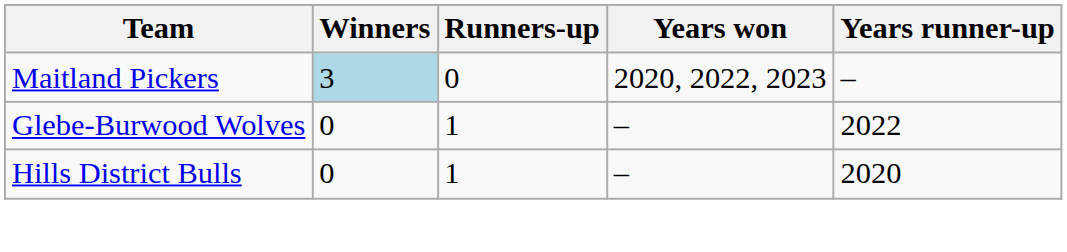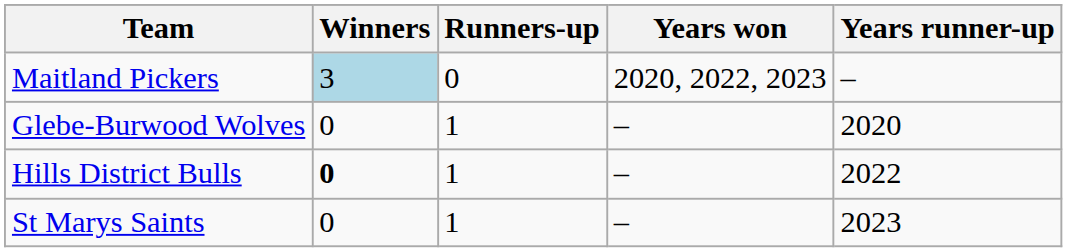(871, 125) 2022 -> (871, 125) 2020
(327, 173) normal -> (327, 173) bold
(871, 173) 2020 -> (871, 173) 2022
+ row: (108, 221)
